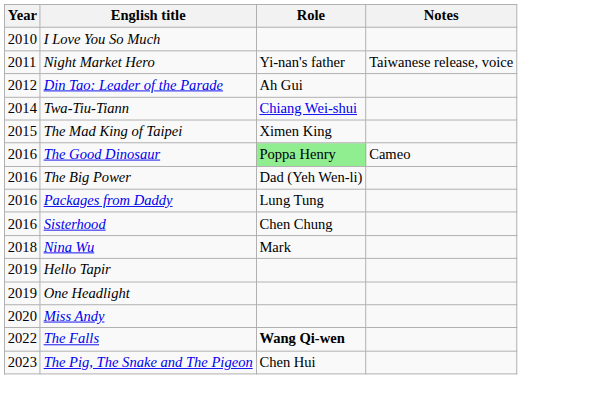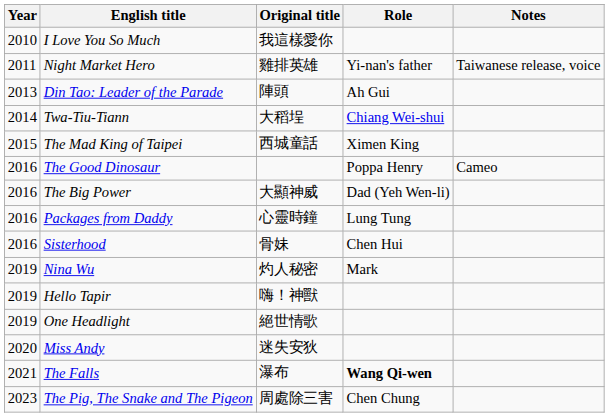+ column: (300, 16)
(22, 85) 2012 -> (22, 92) 2013
(298, 154) lightgreen background -> (385, 168) no background
(296, 223) Chen Chung -> (375, 244) Chen Hui
(22, 246) 2018 -> (22, 270) 2019
(22, 339) 2022 -> (22, 373) 2021
(288, 362) Chen Hui -> (383, 399) Chen Chung
